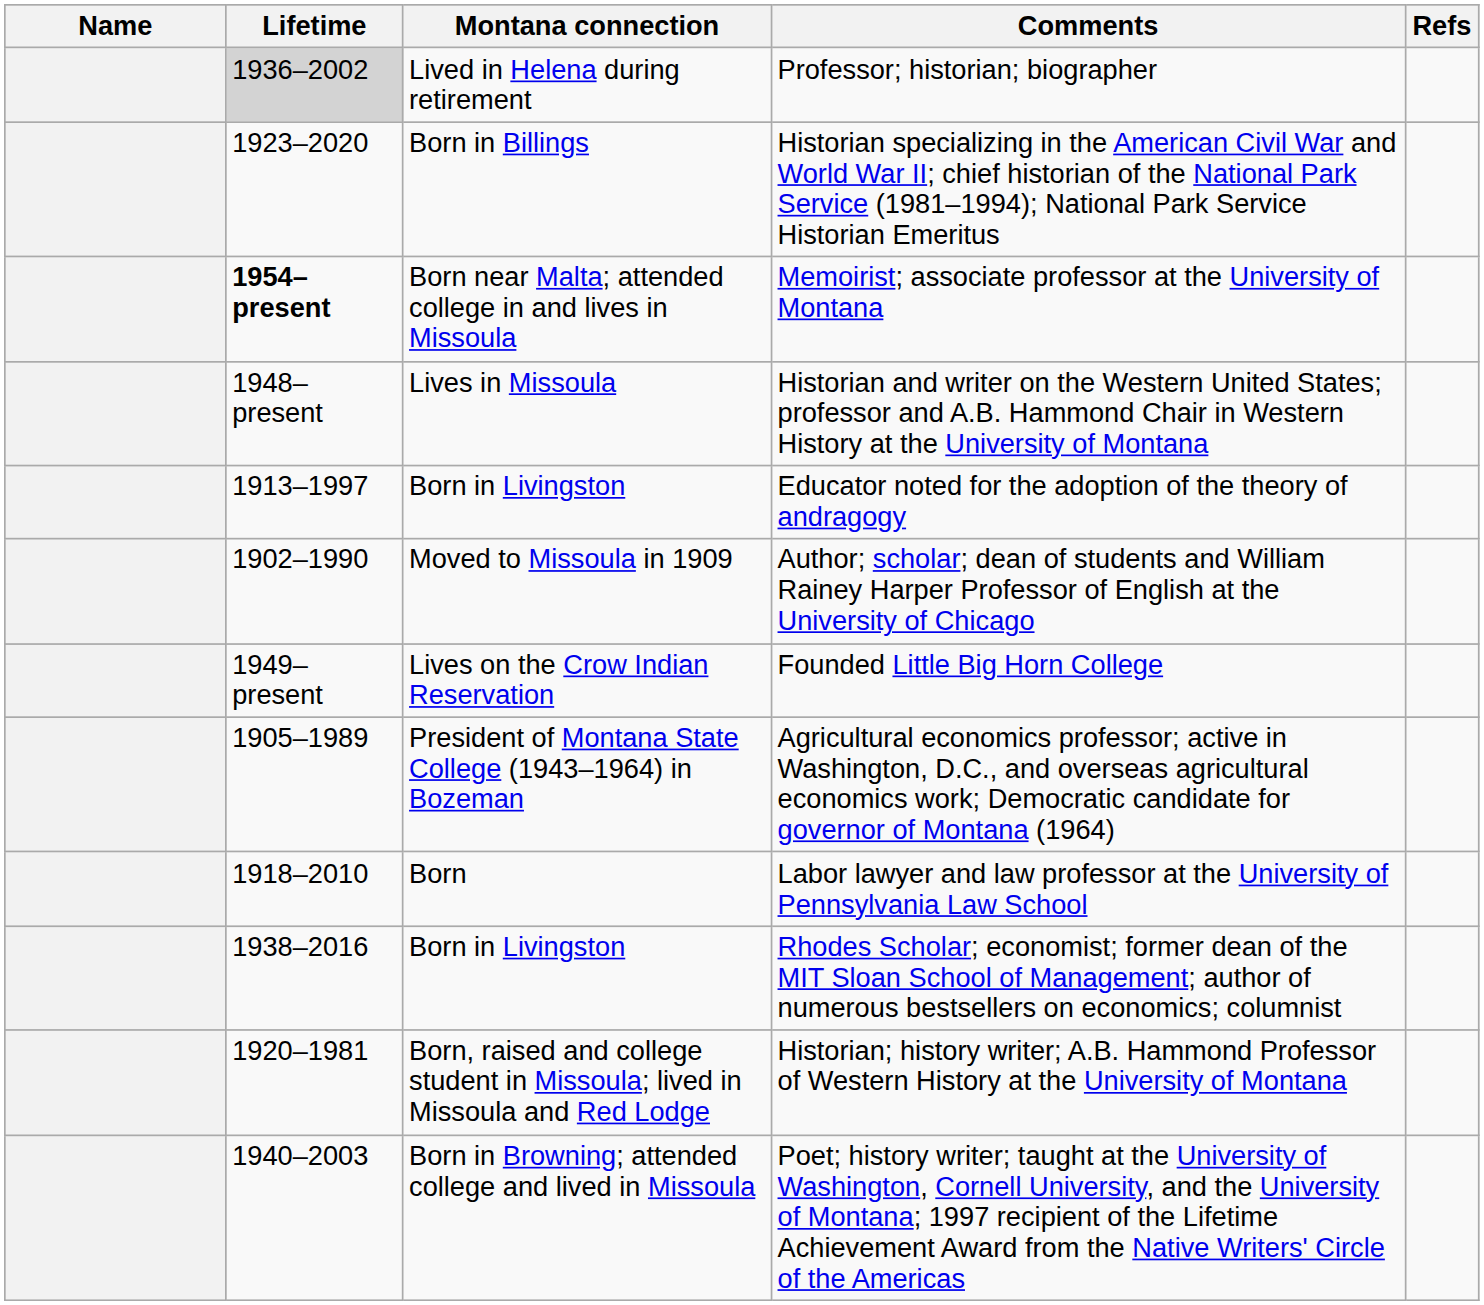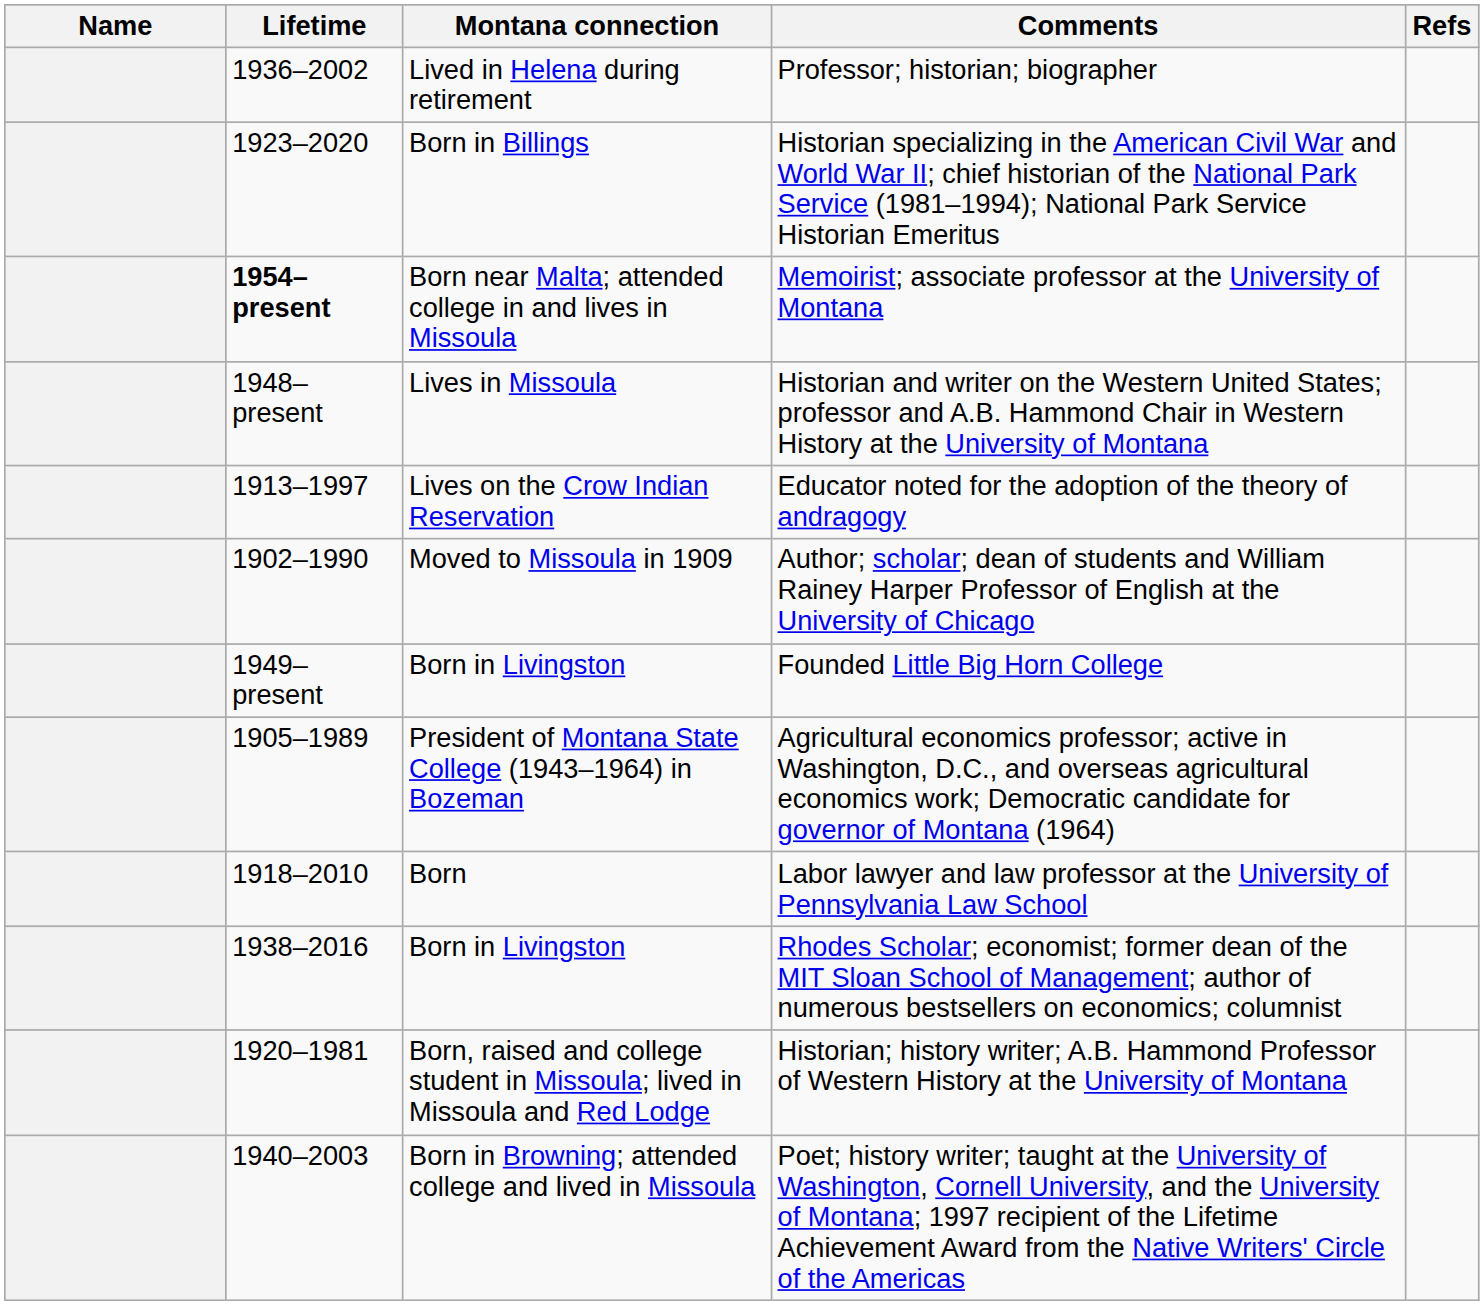(300, 69) lightgrey background -> (300, 69) no background
(517, 486) Born in Livingston -> (559, 501) Lives on the Crow Indian Reservation
(559, 679) Lives on the Crow Indian Reservation -> (517, 664) Born in Livingston
